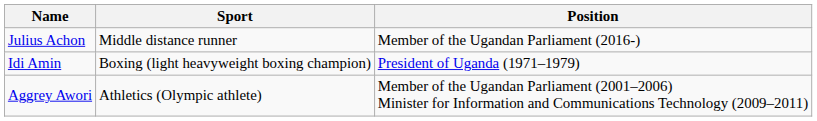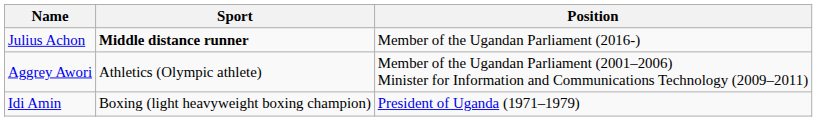(168, 39) normal -> (174, 39) bold
rows swapped: (35, 63) <-> (50, 95)
